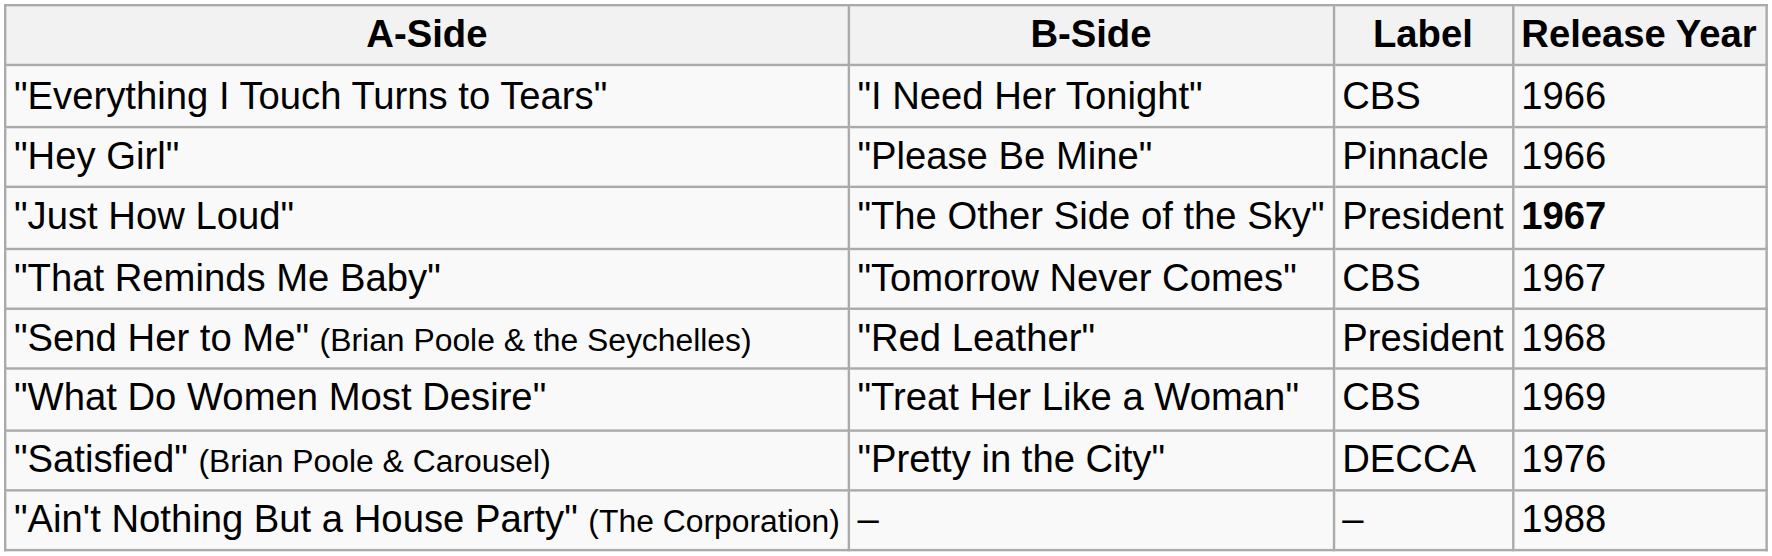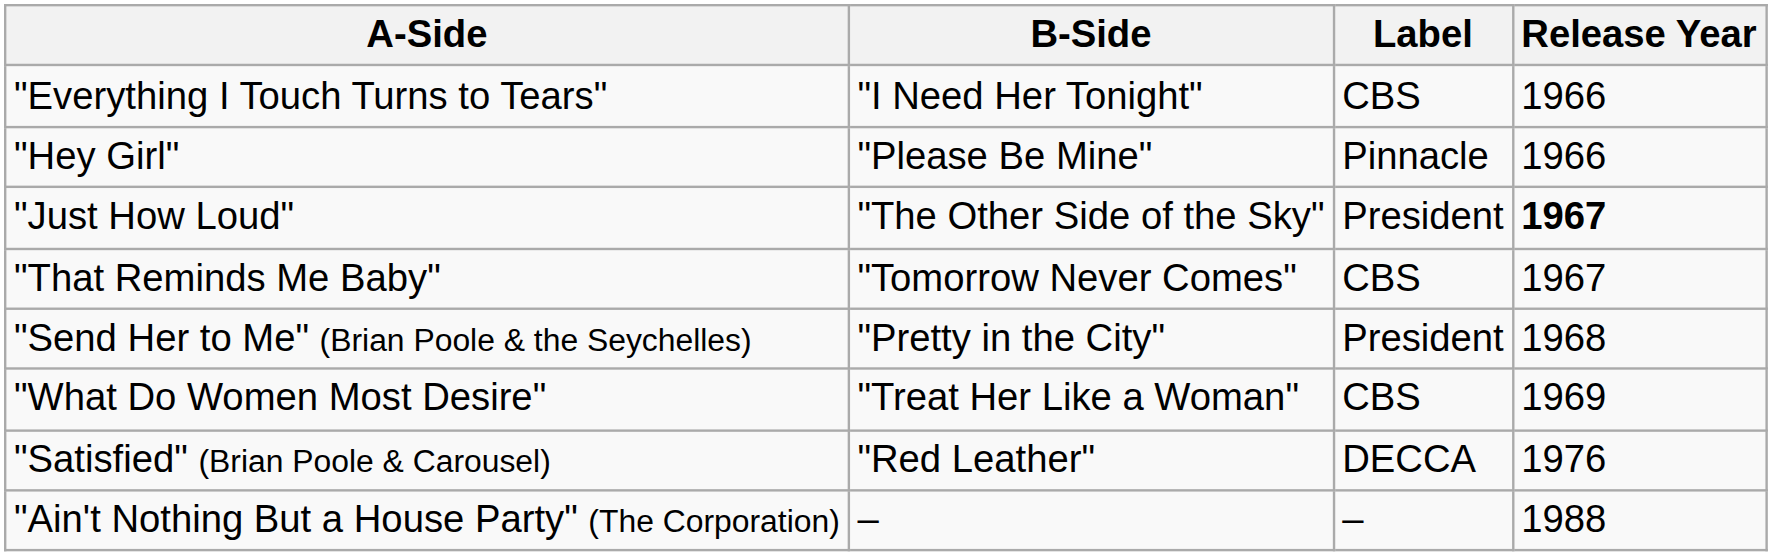(976, 338) "Red Leather" -> (1011, 338) "Pretty in the City"
(1011, 459) "Pretty in the City" -> (976, 459) "Red Leather"
